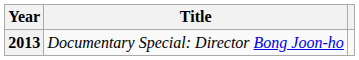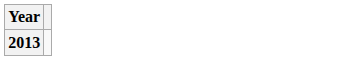- column: (196, 17)
